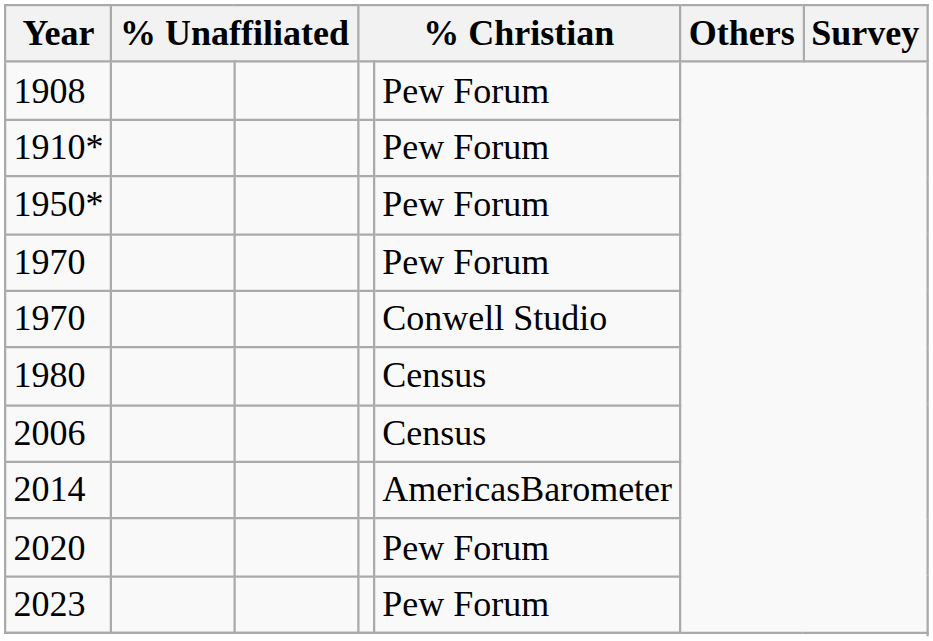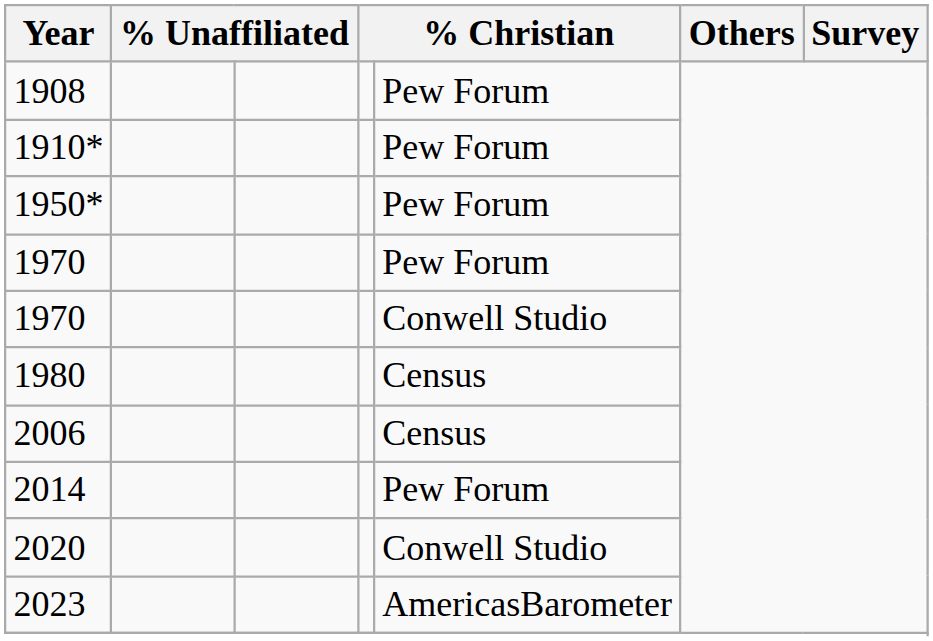(527, 489) AmericasBarometer -> (466, 489) Pew Forum
(466, 546) Pew Forum -> (495, 546) Conwell Studio
(466, 603) Pew Forum -> (527, 603) AmericasBarometer
